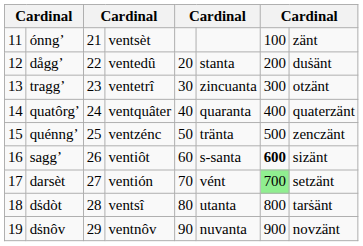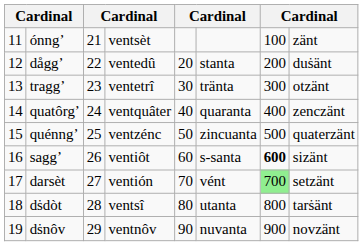(228, 87) zincuanta -> (217, 87) tränta
(324, 110) quaterzänt -> (319, 110) zenczänt
(217, 134) tränta -> (228, 134) zincuanta
(319, 134) zenczänt -> (324, 134) quaterzänt
